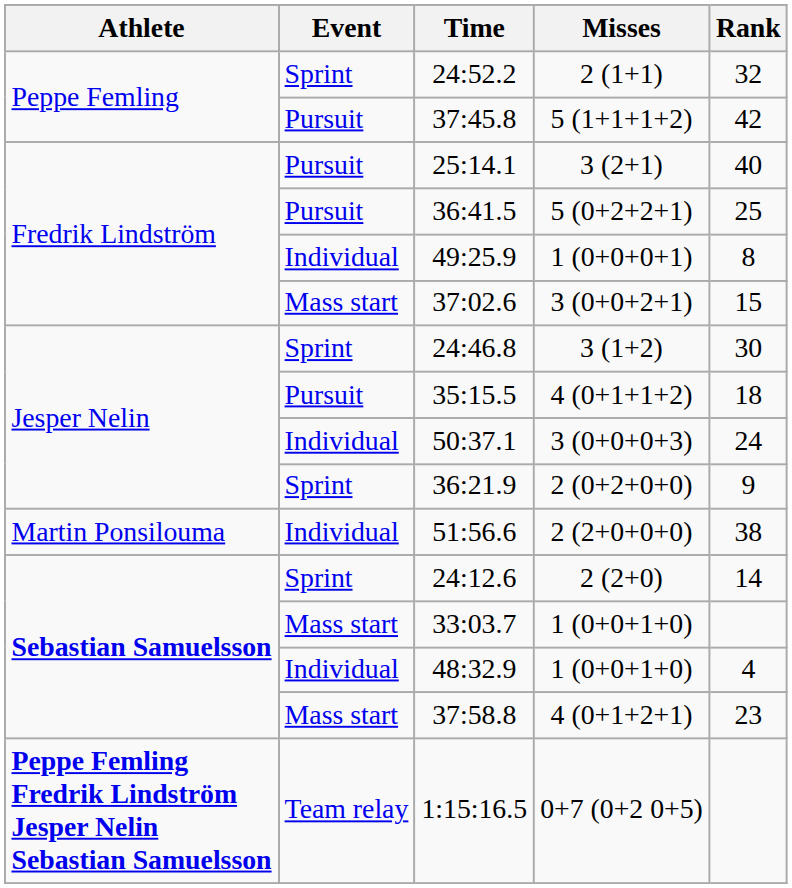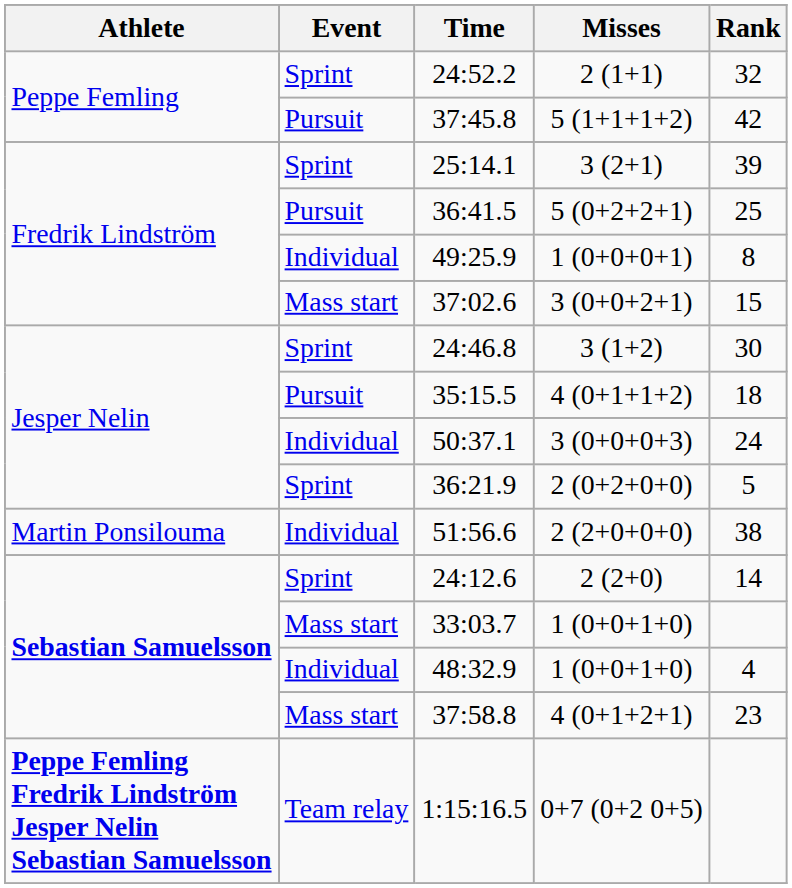(324, 165) Pursuit -> (319, 165) Sprint
(748, 165) 40 -> (748, 165) 39
(748, 486) 9 -> (748, 486) 5
